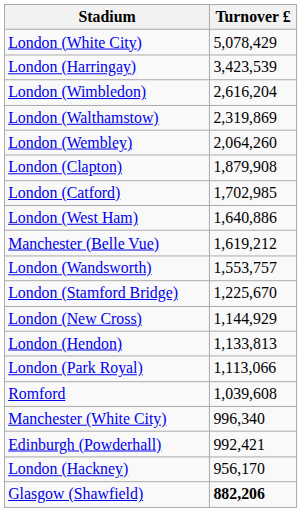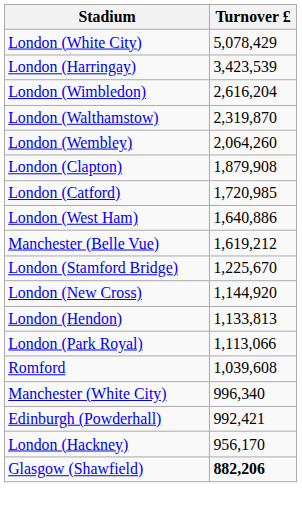(245, 117) 2,319,869 -> (245, 117) 2,319,870
(245, 192) 1,702,985 -> (245, 192) 1,720,985
- row: (80, 268)
(245, 318) 1,144,929 -> (245, 293) 1,144,920
